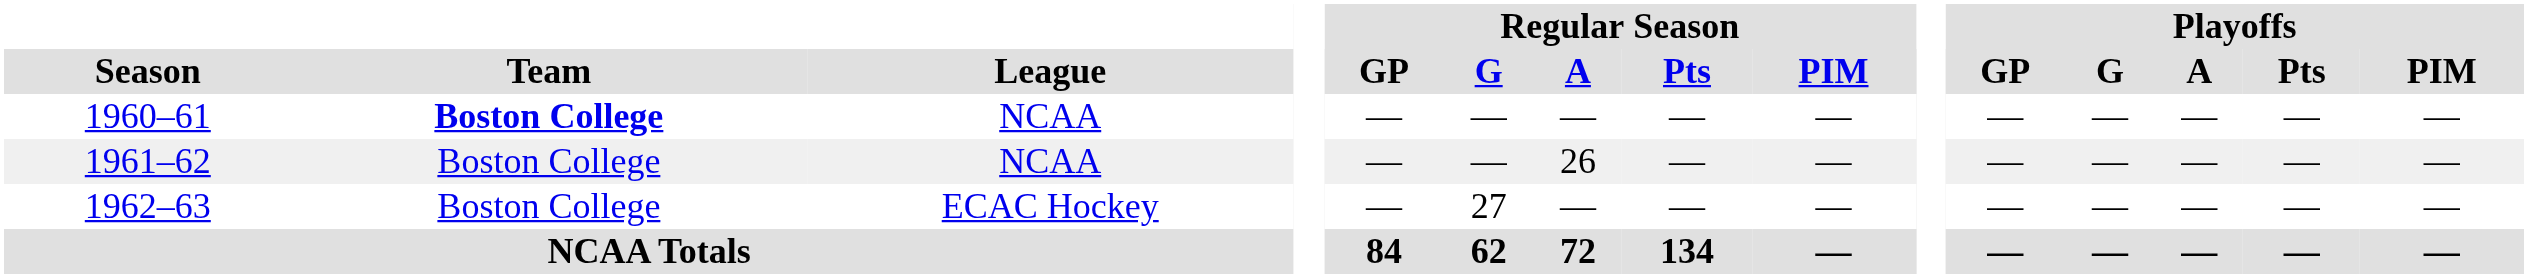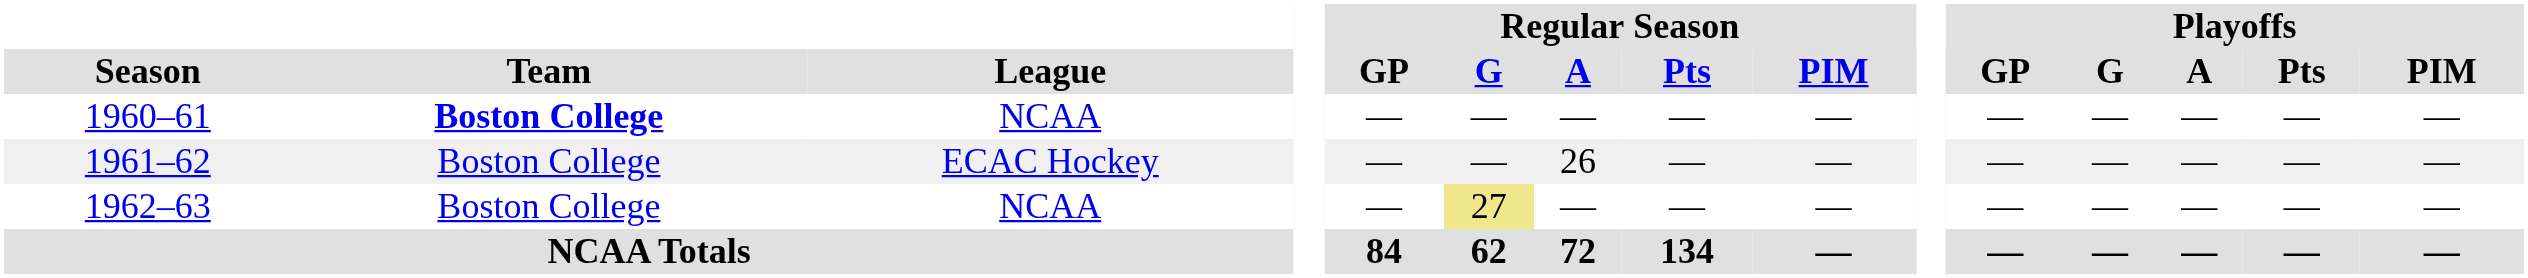(1050, 160) NCAA -> (1050, 160) ECAC Hockey
(1050, 205) ECAC Hockey -> (1050, 205) NCAA
(1489, 205) no background -> (1489, 205) khaki background
